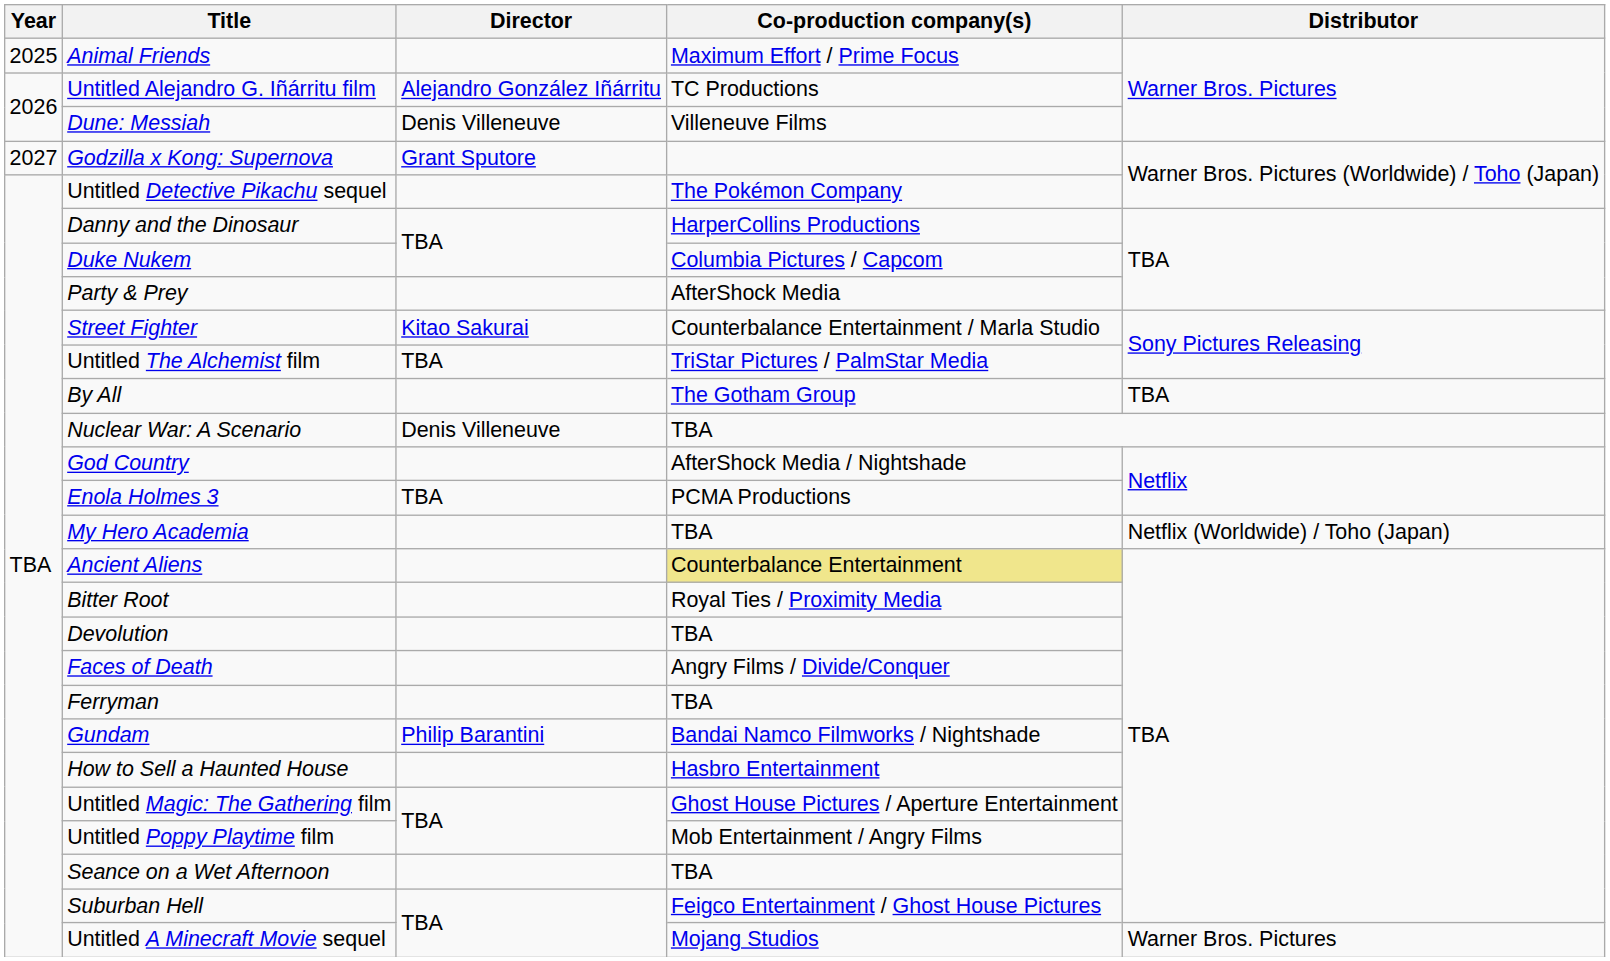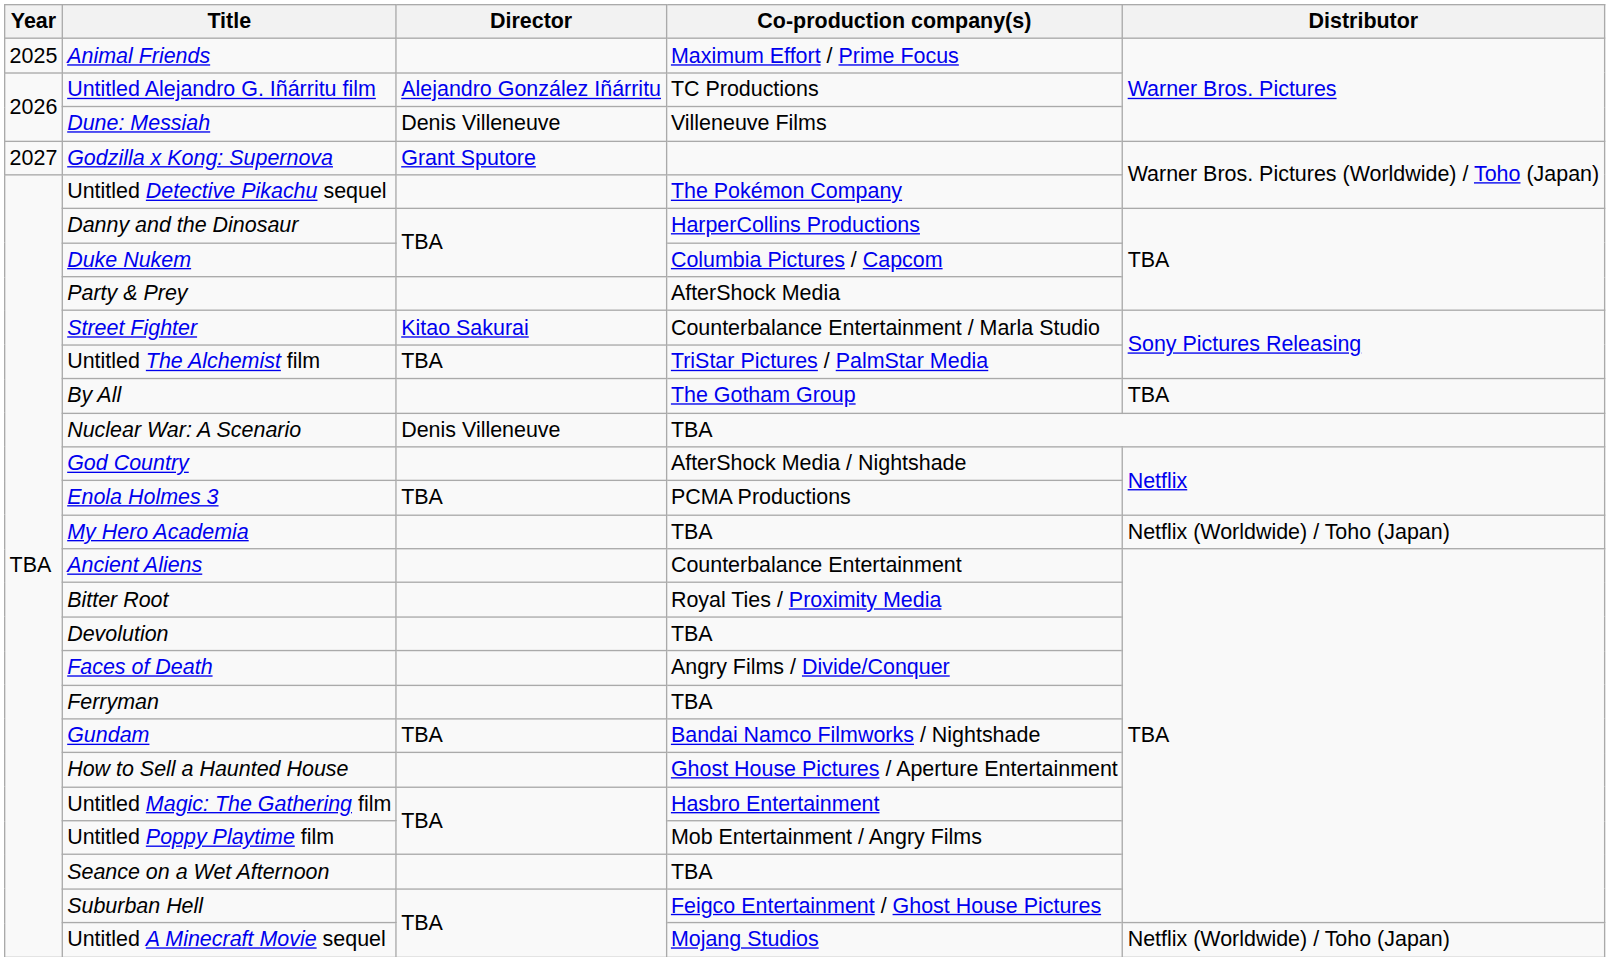(816, 565) khaki background -> (816, 565) no background
(473, 735) Philip Barantini -> (422, 735) TBA
(775, 769) Hasbro Entertainment -> (894, 769) Ghost House Pictures / Aperture Entertainment
(894, 803) Ghost House Pictures / Aperture Entertainment -> (775, 803) Hasbro Entertainment
(1232, 939) Warner Bros. Pictures -> (1289, 939) Netflix (Worldwide) / Toho (Japan)
